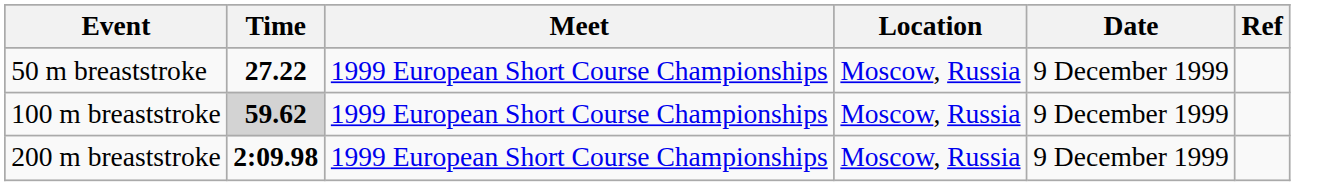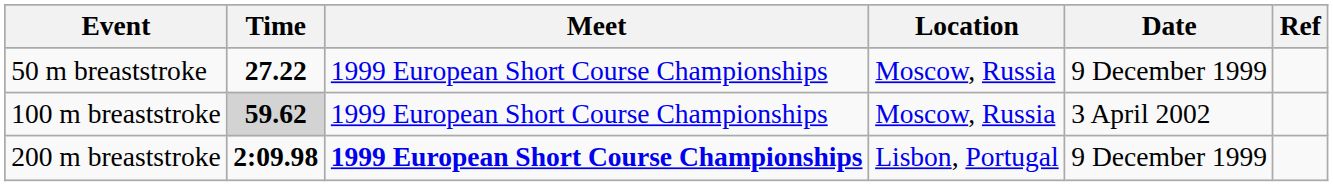(1131, 113) 9 December 1999 -> (1141, 113) 3 April 2002
(579, 157) normal -> (597, 157) bold
(930, 157) Moscow, Russia -> (967, 157) Lisbon, Portugal
